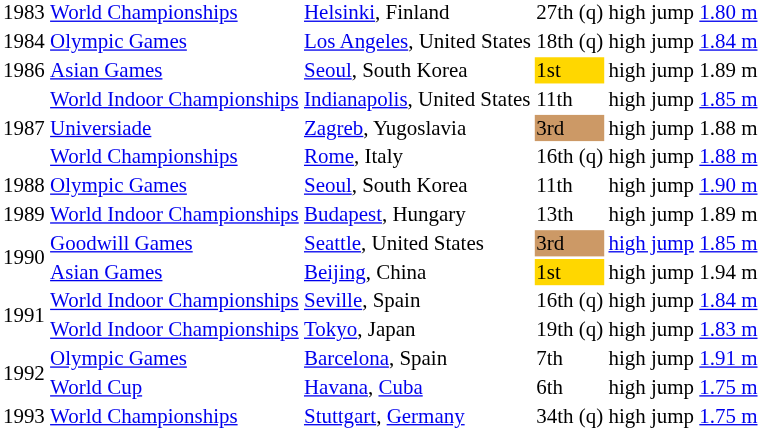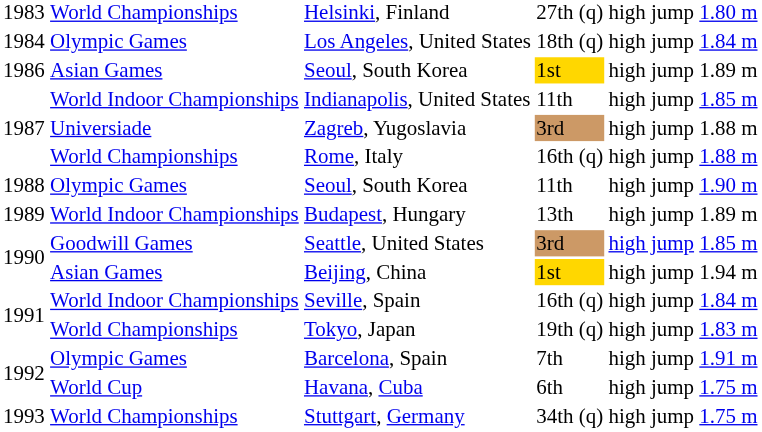(174, 329) World Indoor Championships -> (144, 329) World Championships
